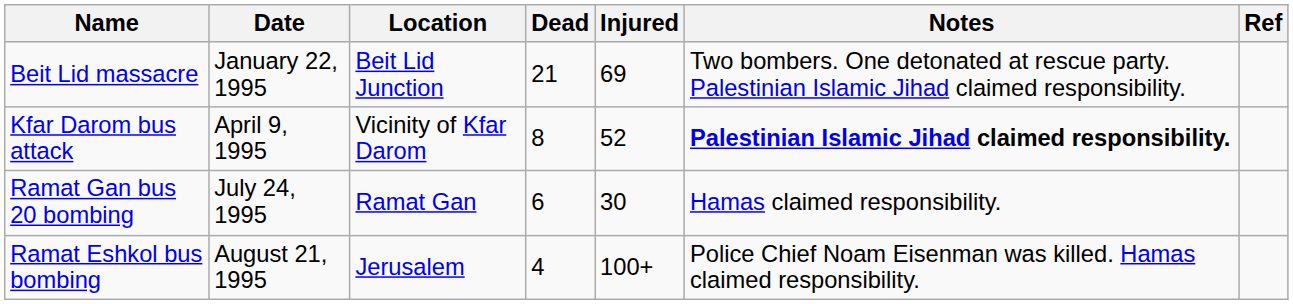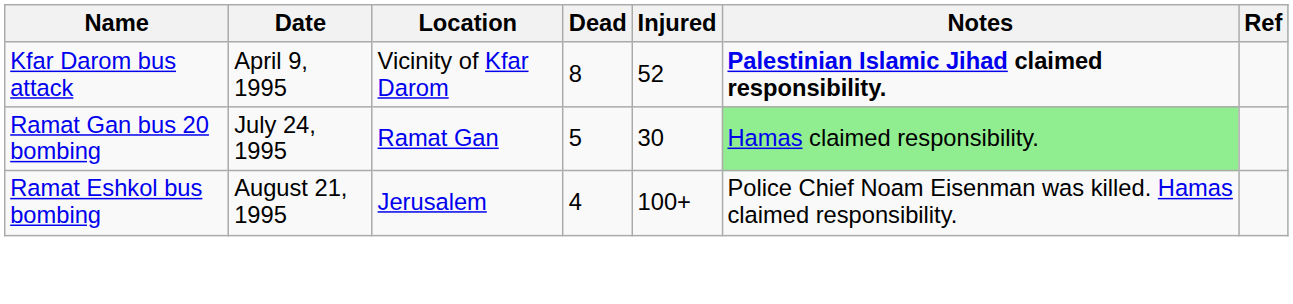- row: (104, 74)
(538, 202) 6 -> (575, 138) 5
(846, 202) no background -> (883, 138) lightgreen background
